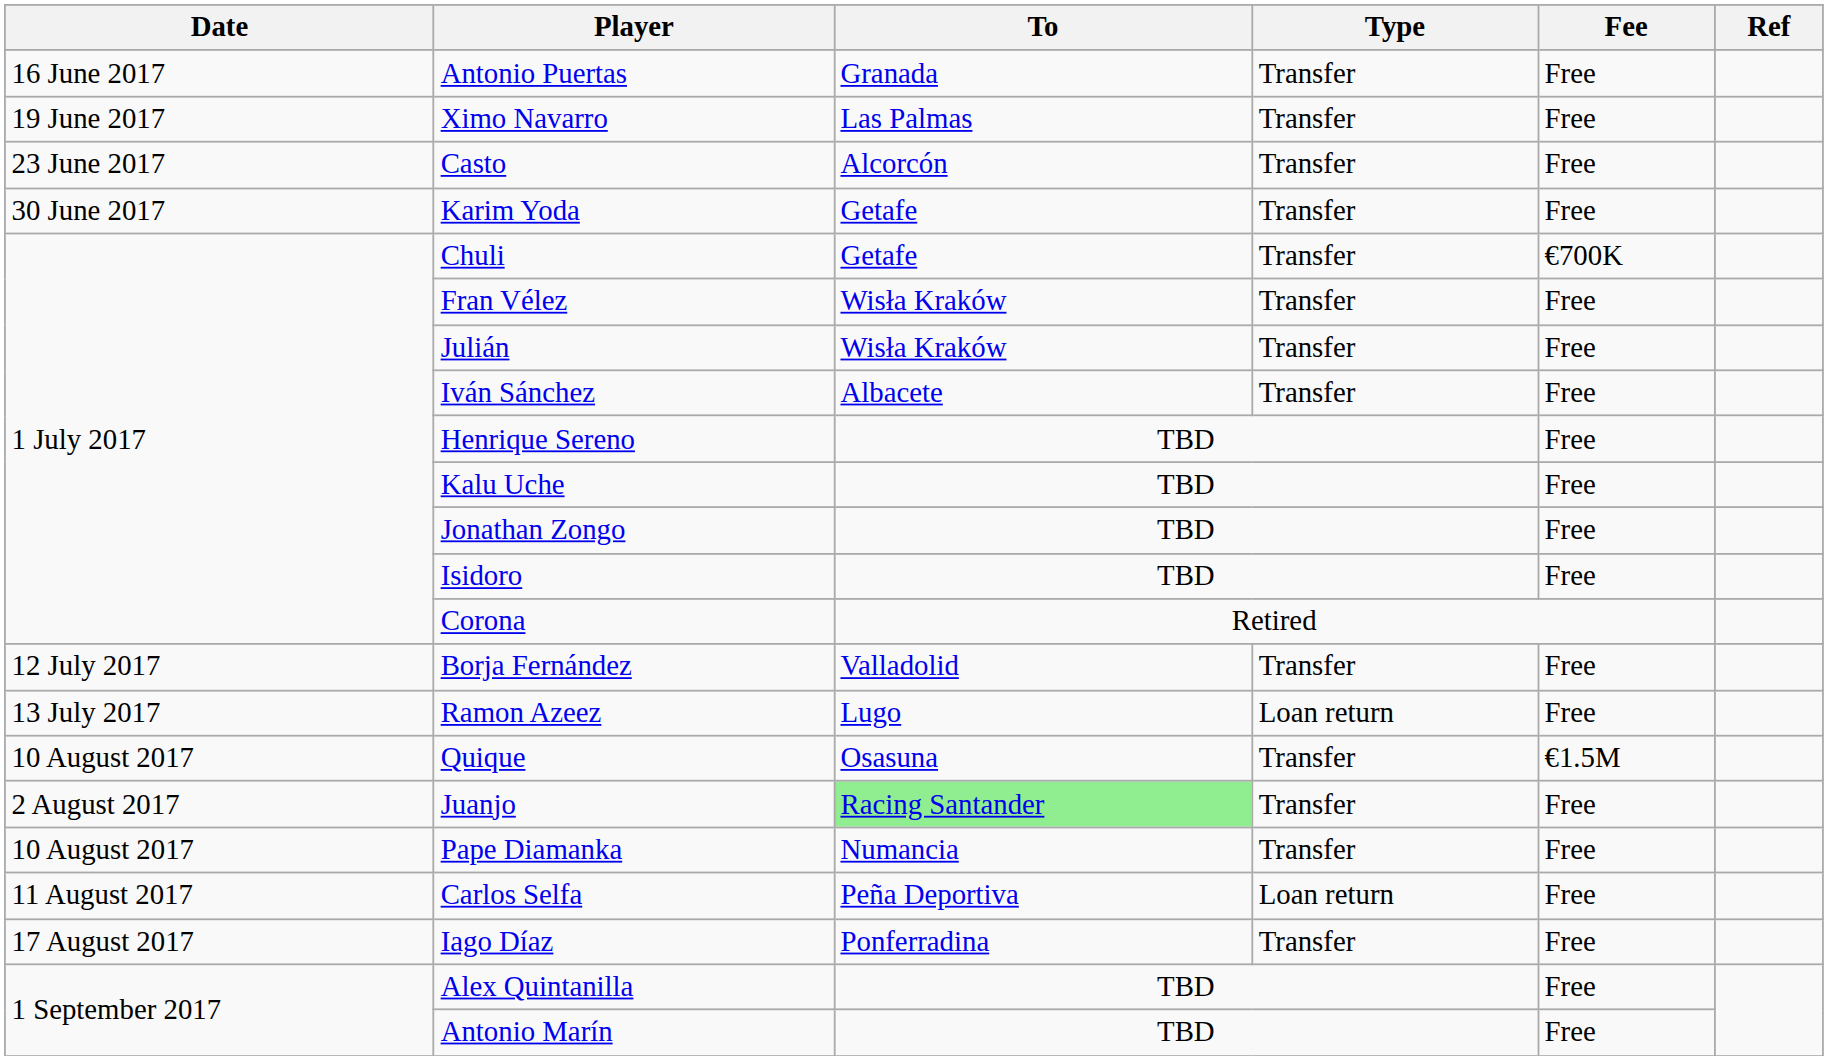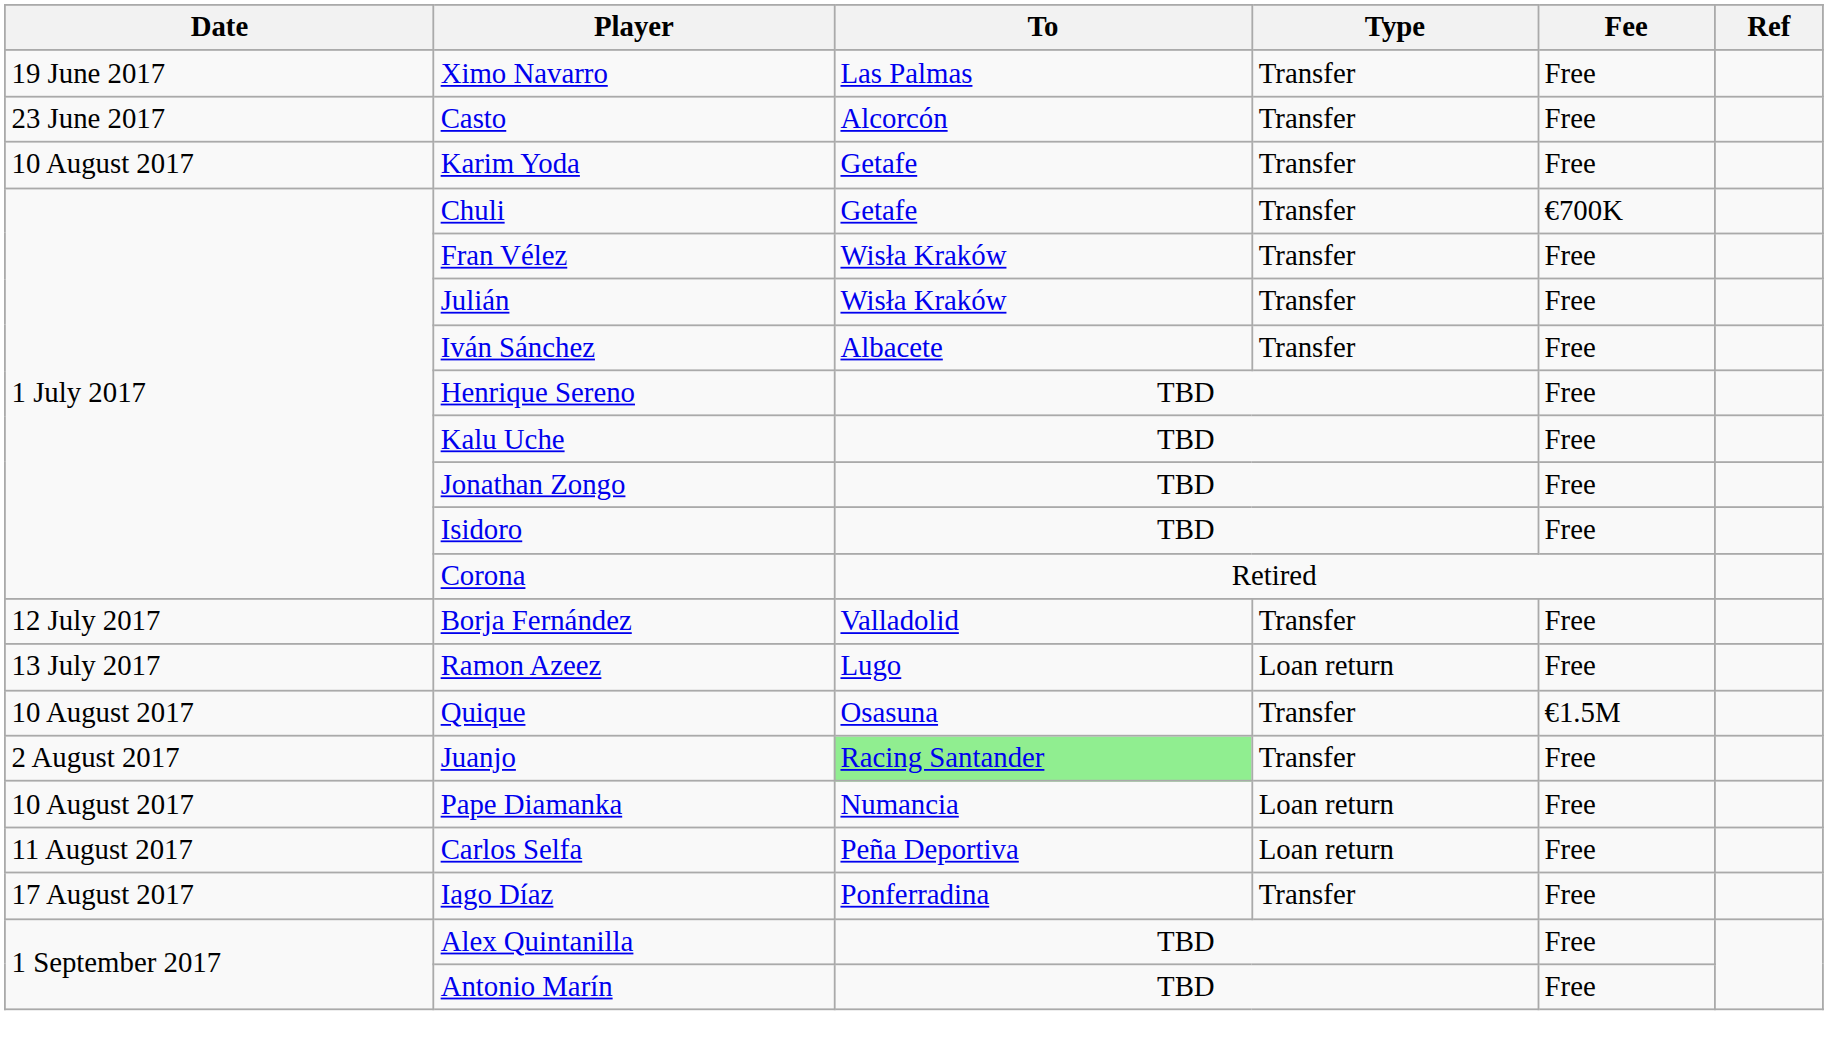- row: (534, 73)
(88, 210) 30 June 2017 -> (103, 164) 10 August 2017
(1307, 849) Transfer -> (1326, 803) Loan return
